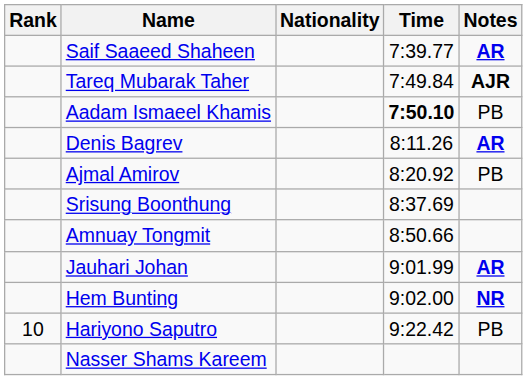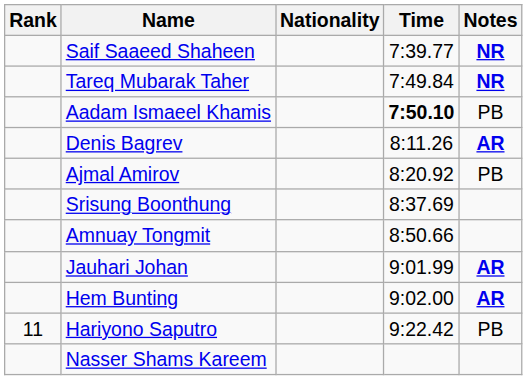(490, 51) AR -> (490, 51) NR
(490, 82) AJR -> (490, 82) NR
(490, 297) NR -> (490, 297) AR
(33, 328) 10 -> (33, 328) 11
